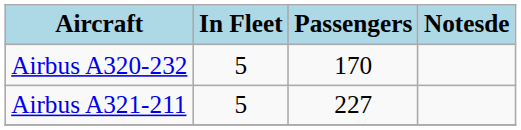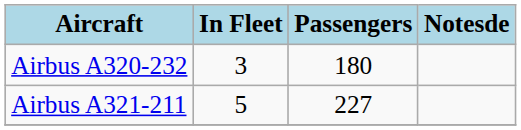(241, 64) 5 -> (241, 64) 3
(353, 64) 170 -> (353, 64) 180
